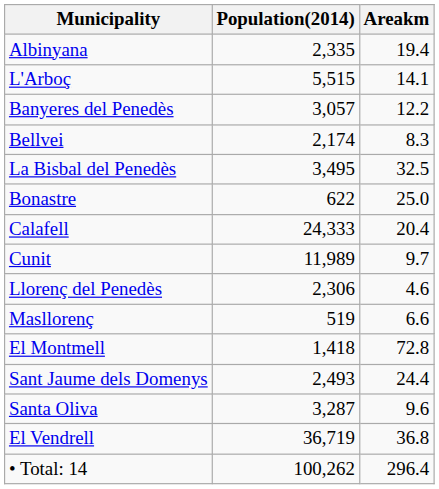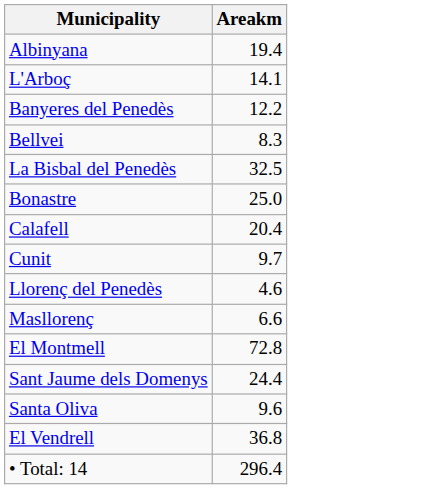- column: (286, 19)
